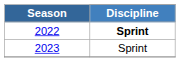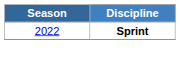- row: (47, 48)
